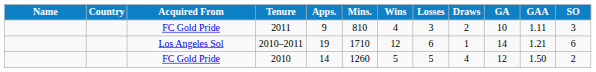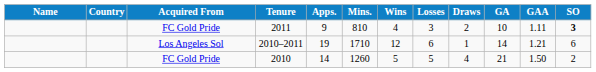(573, 28) normal -> (573, 28) bold
(502, 59) 12 -> (502, 59) 21
